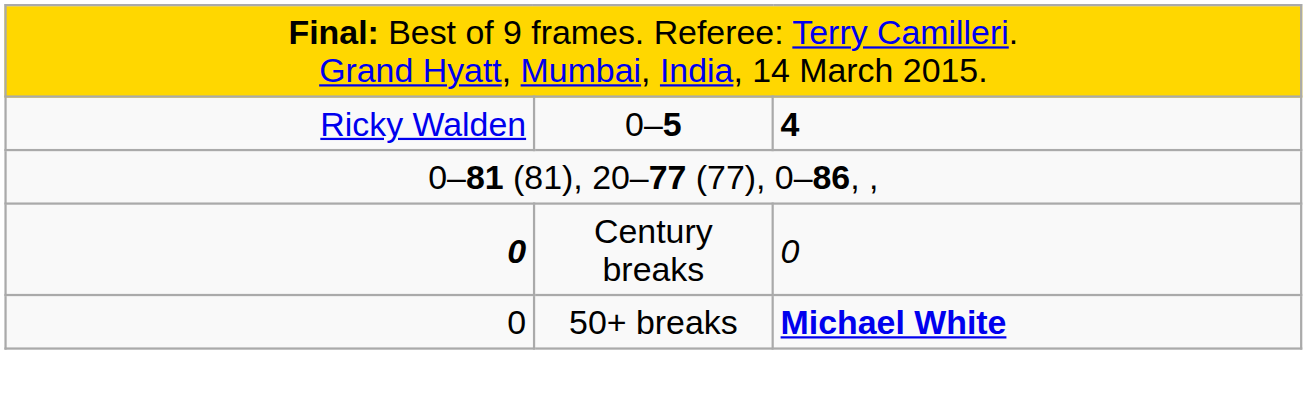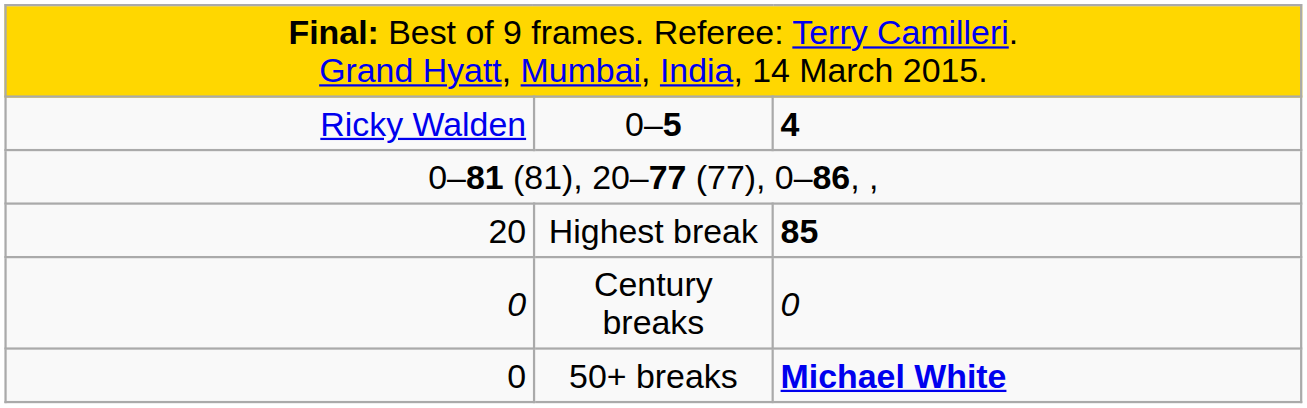+ row: (653, 231)
(517, 250) bold -> (517, 304) normal
